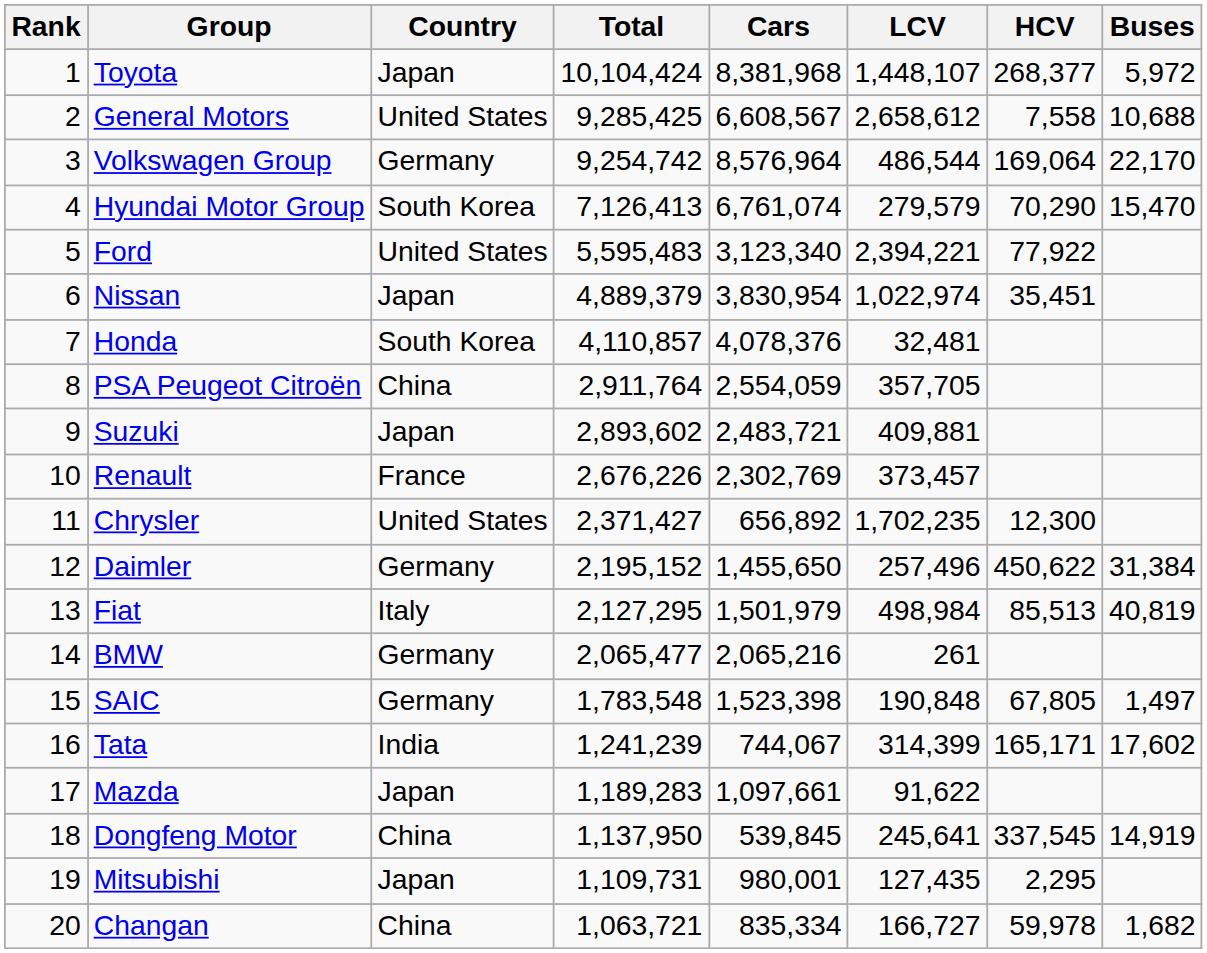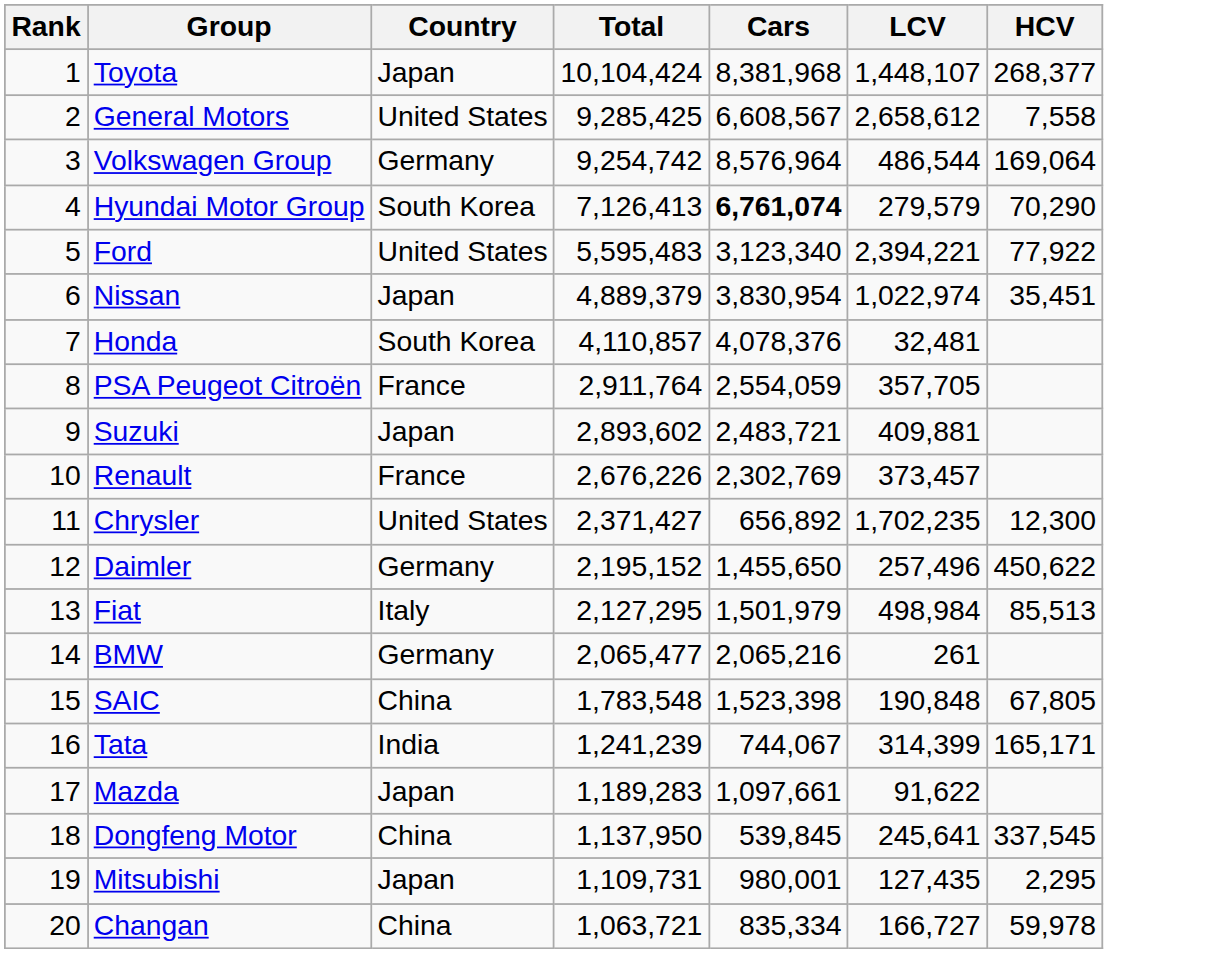- column: (1152, 26)
(778, 206) normal -> (778, 206) bold
(415, 386) China -> (422, 386) France
(436, 700) Germany -> (415, 700) China
